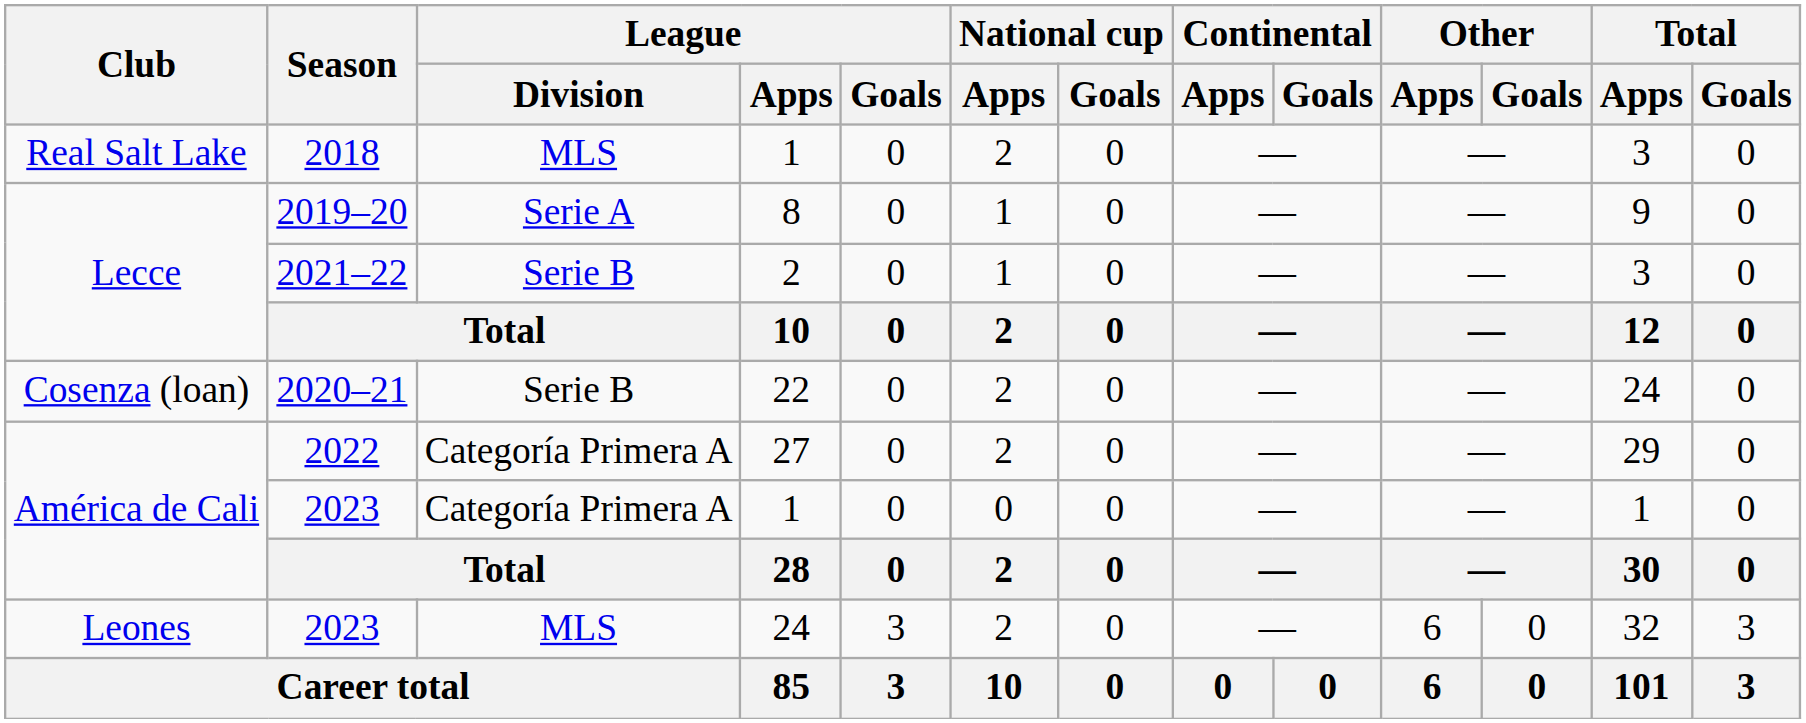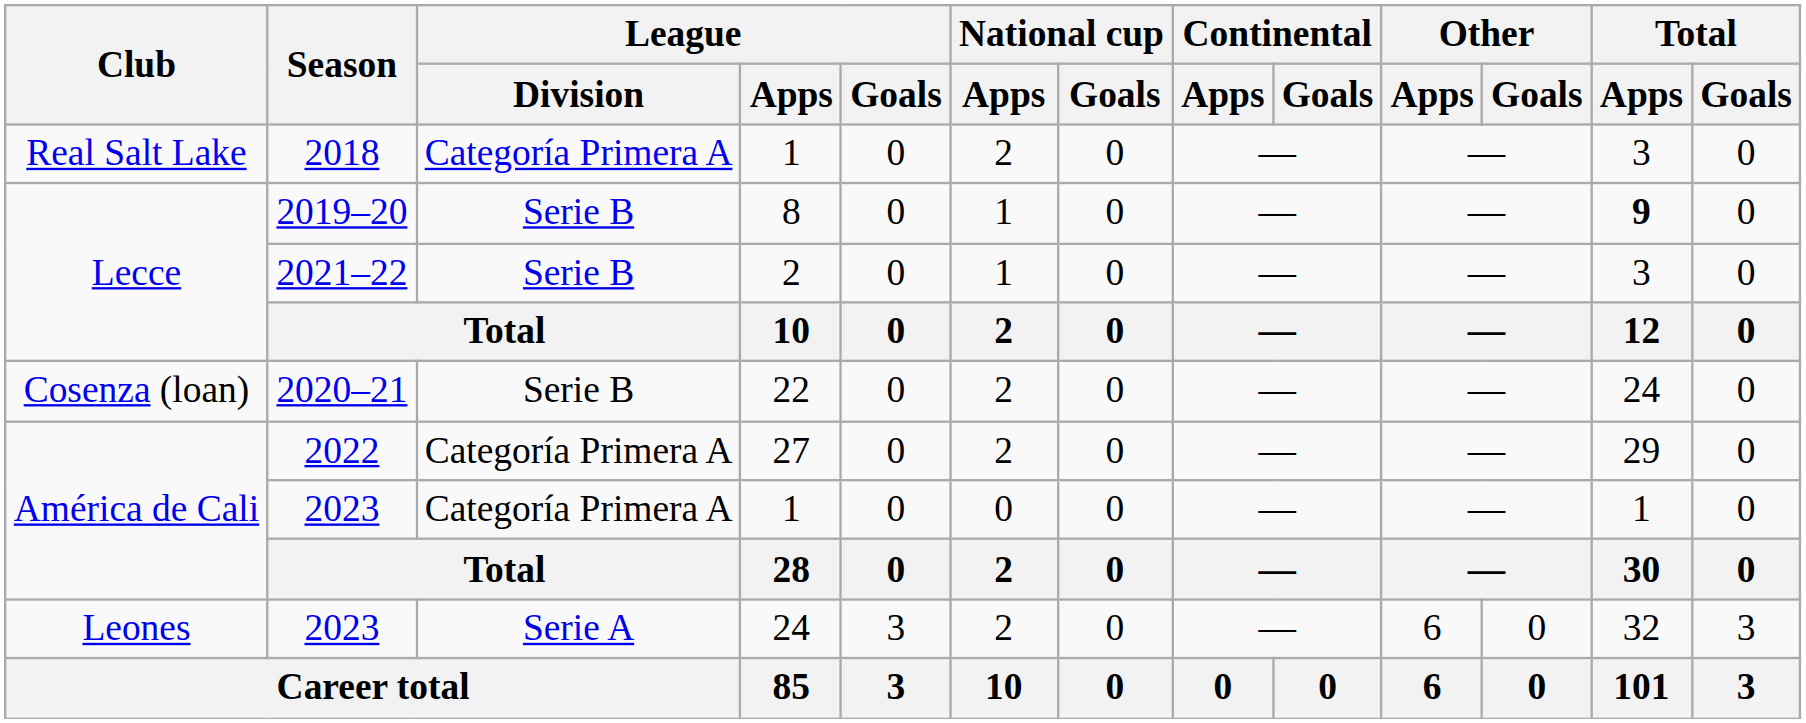(579, 152) MLS -> (579, 152) Categoría Primera A
(579, 212) Serie A -> (579, 212) Serie B
(1641, 212) normal -> (1641, 212) bold
(579, 627) MLS -> (579, 627) Serie A
